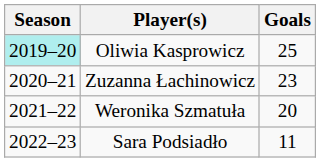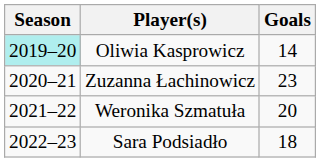(287, 50) 25 -> (287, 50) 14
(287, 141) 11 -> (287, 141) 18
